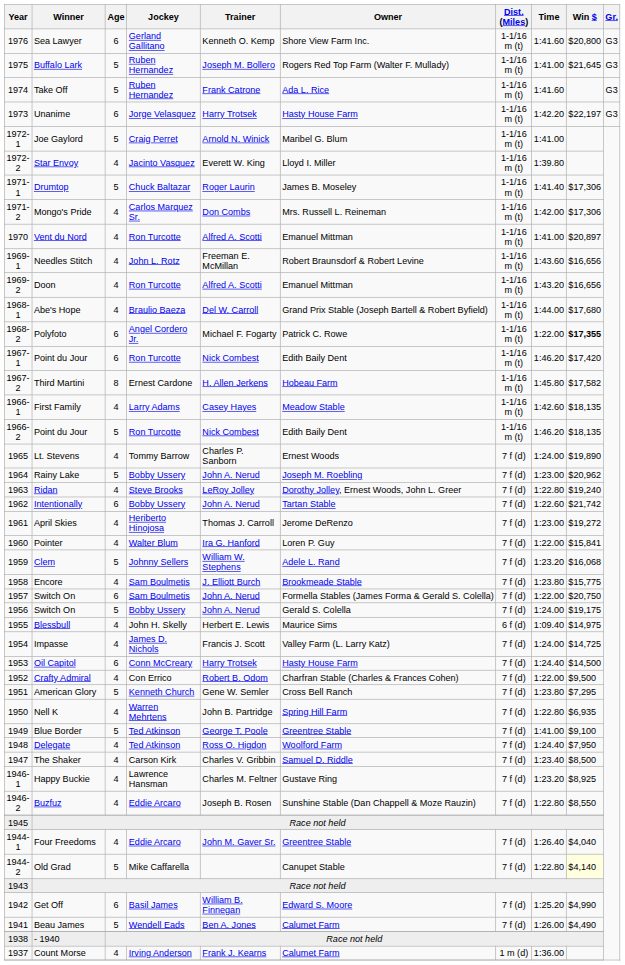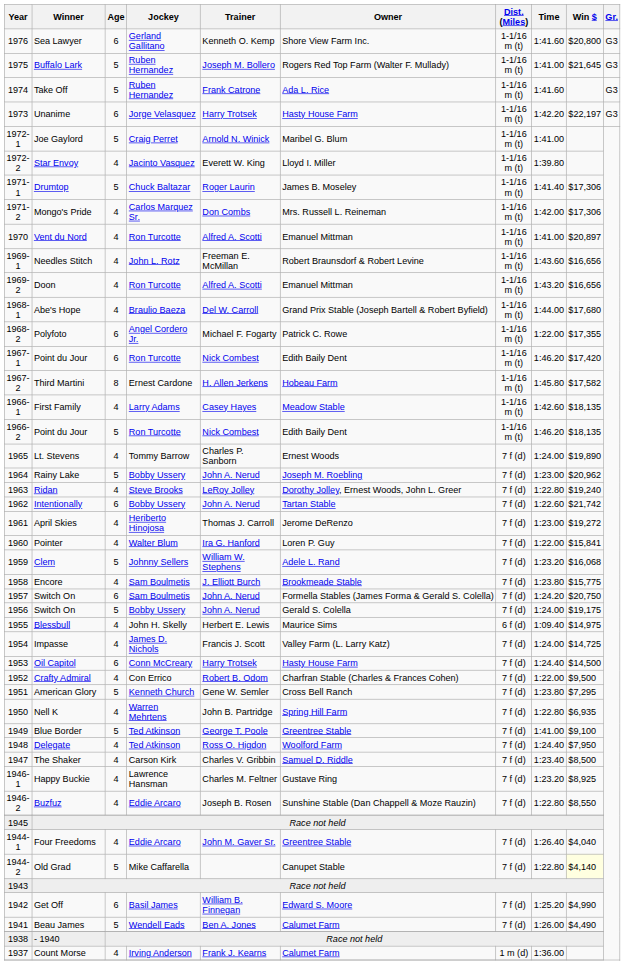(585, 334) bold -> (585, 334) normal
(549, 596) 1:22.00 -> (549, 596) 1:24.20
